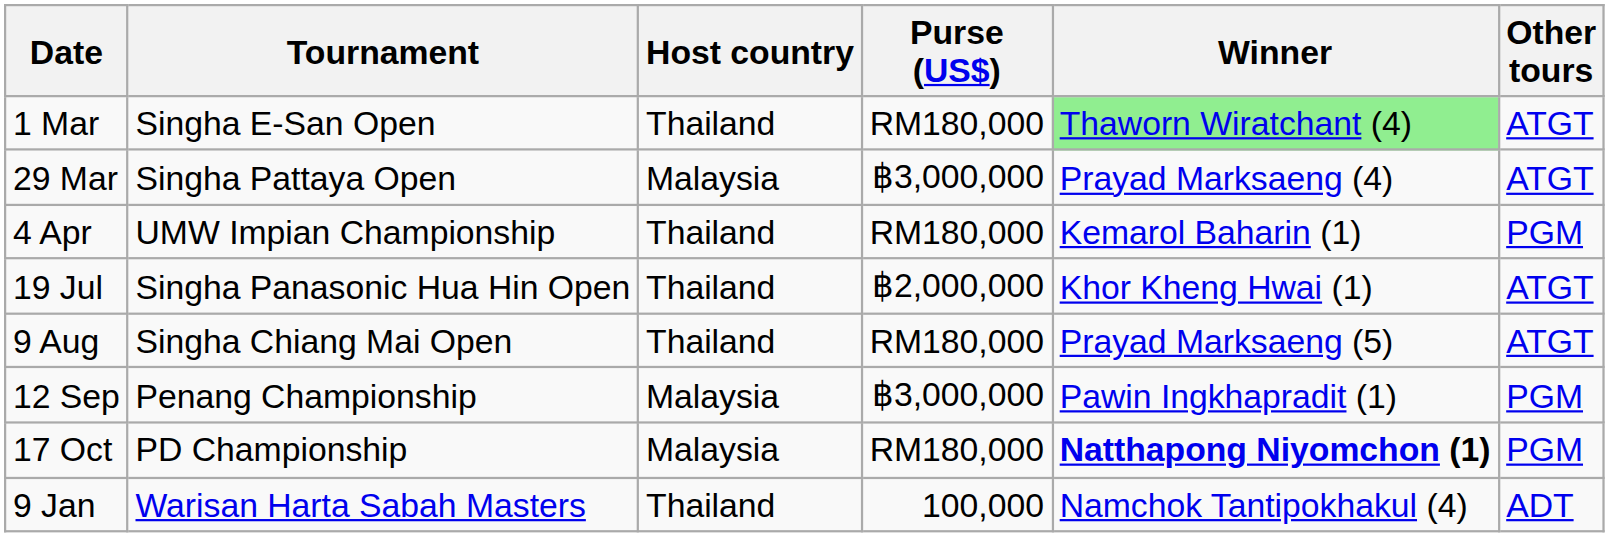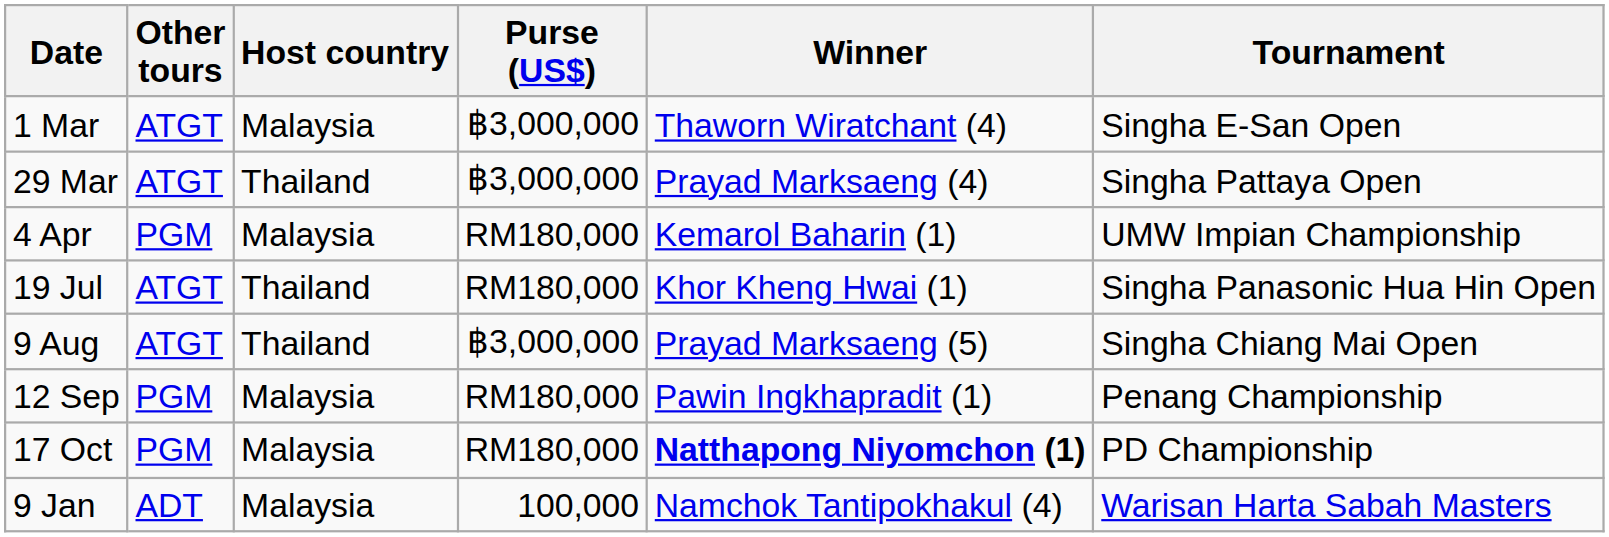columns swapped: (383, 51) <-> (1551, 51)
(711, 123) Thailand -> (308, 124) Malaysia
(957, 123) RM180,000 -> (553, 123) ฿3,000,000
(1236, 123) lightgreen background -> (831, 124) no background
(713, 178) Malaysia -> (306, 180) Thailand
(711, 232) Thailand -> (308, 234) Malaysia
(958, 286) ฿2,000,000 -> (552, 288) RM180,000
(957, 341) RM180,000 -> (553, 341) ฿3,000,000
(958, 395) ฿3,000,000 -> (552, 397) RM180,000
(711, 504) Thailand -> (308, 504) Malaysia
